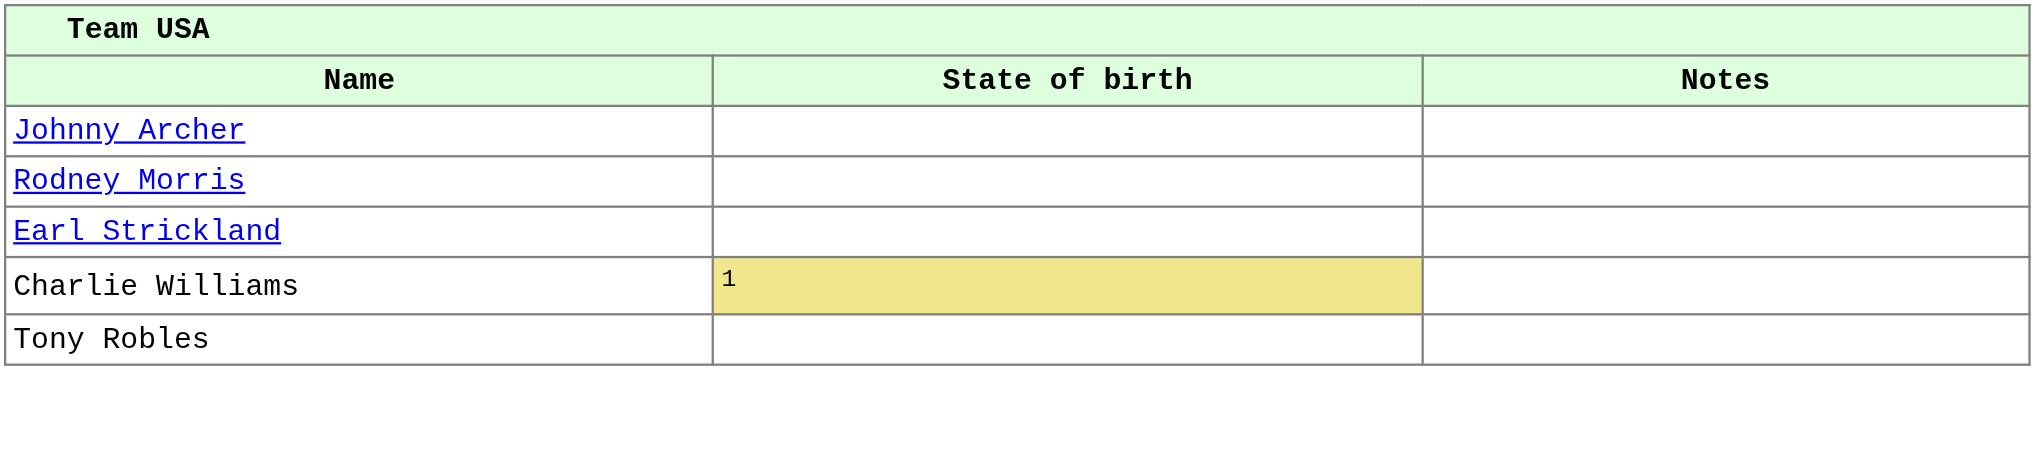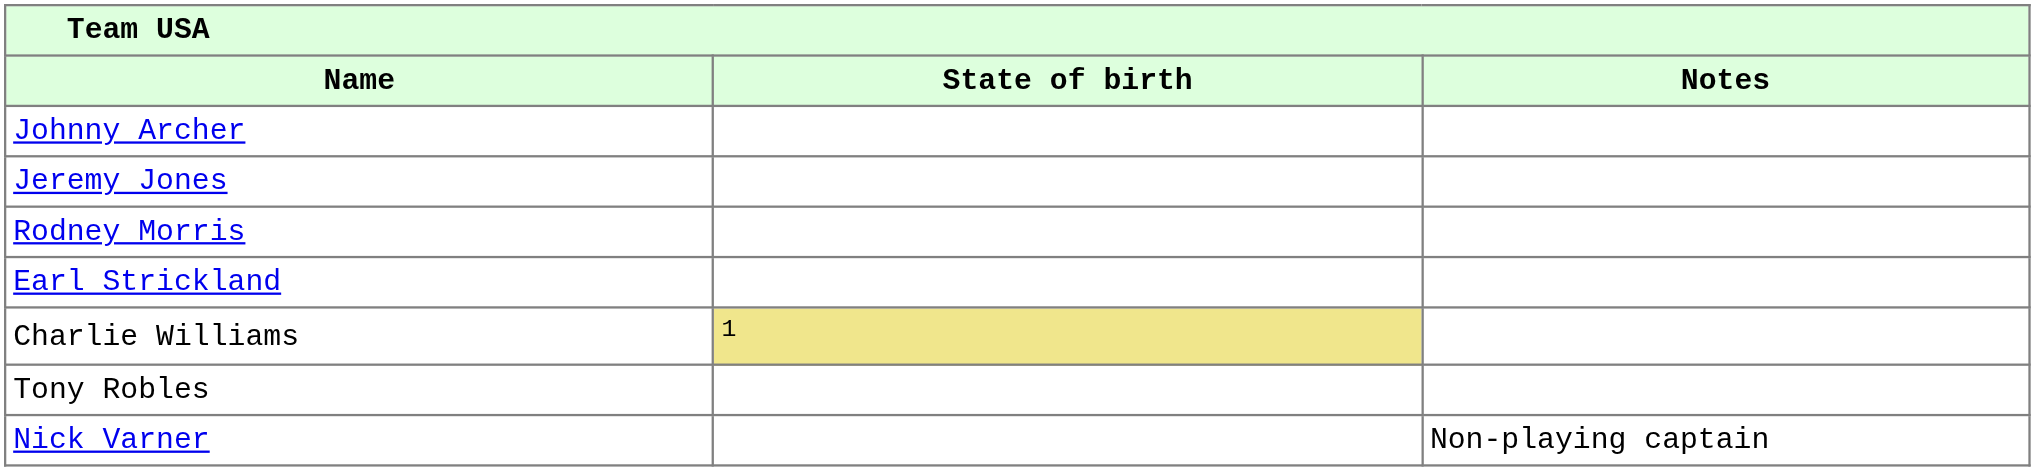+ row: (120, 181)
+ row: (111, 441)
